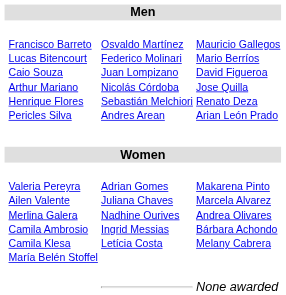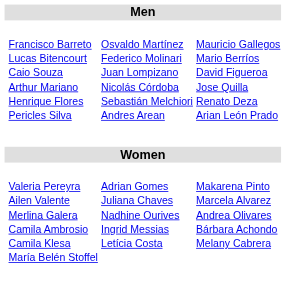- row: (53, 287)
